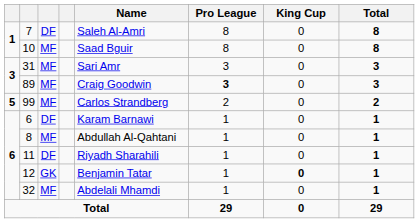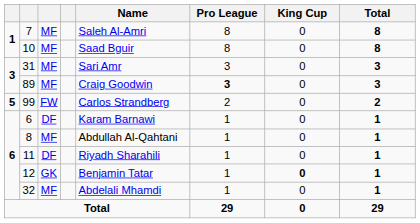(48, 31) DF -> (49, 31) MF
(48, 102) MF -> (49, 102) FW
